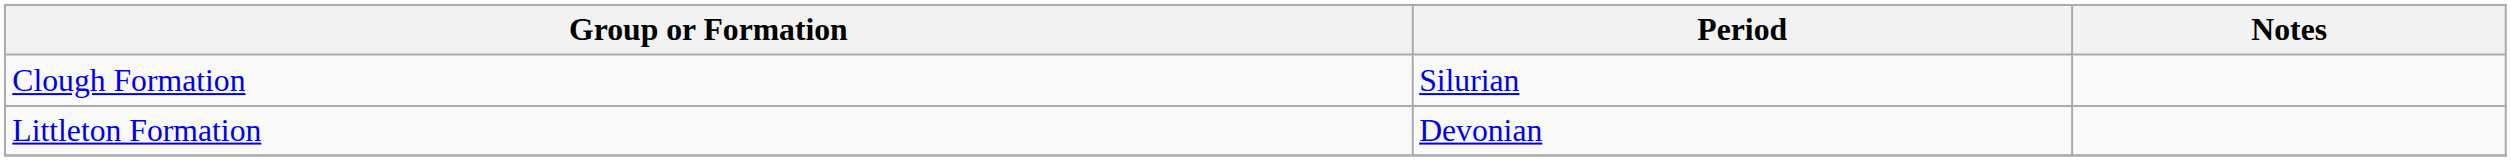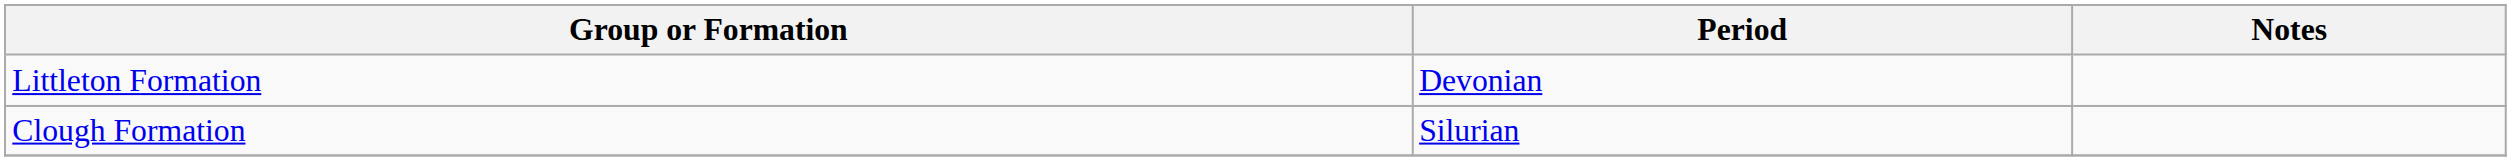rows swapped: (129, 79) <-> (137, 130)
